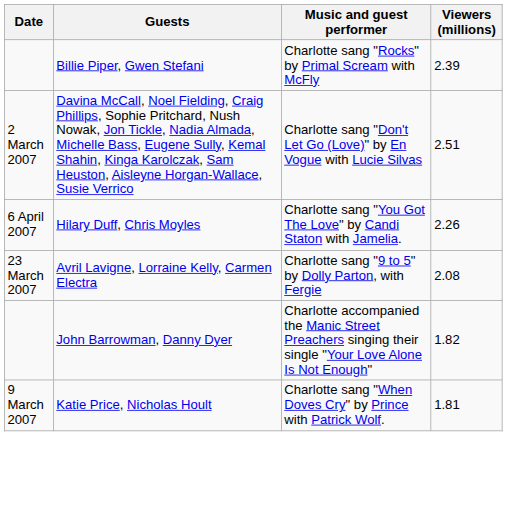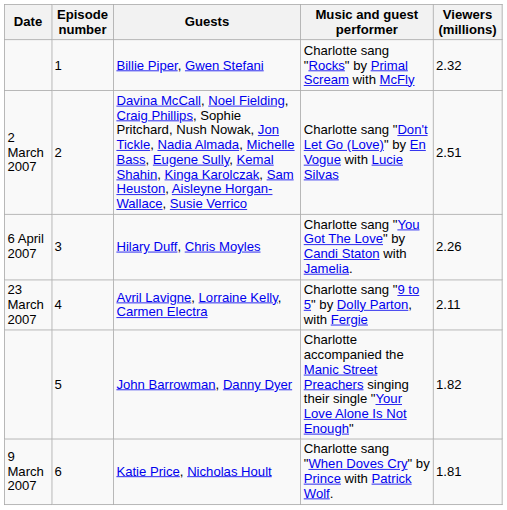+ column: (82, 22)
(447, 65) 2.39 -> (449, 65) 2.32
(447, 275) 2.08 -> (448, 304) 2.11
